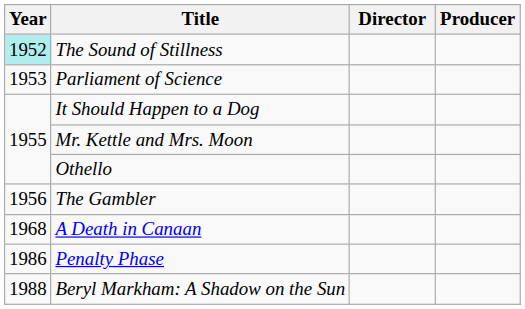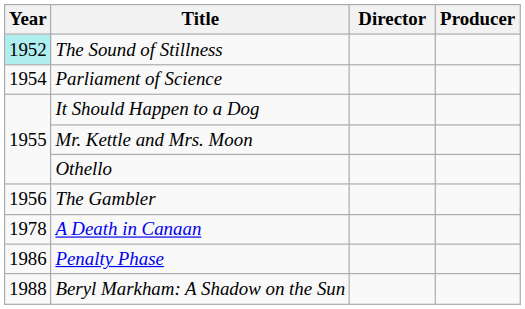(28, 79) 1953 -> (28, 79) 1954
(28, 229) 1968 -> (28, 229) 1978
